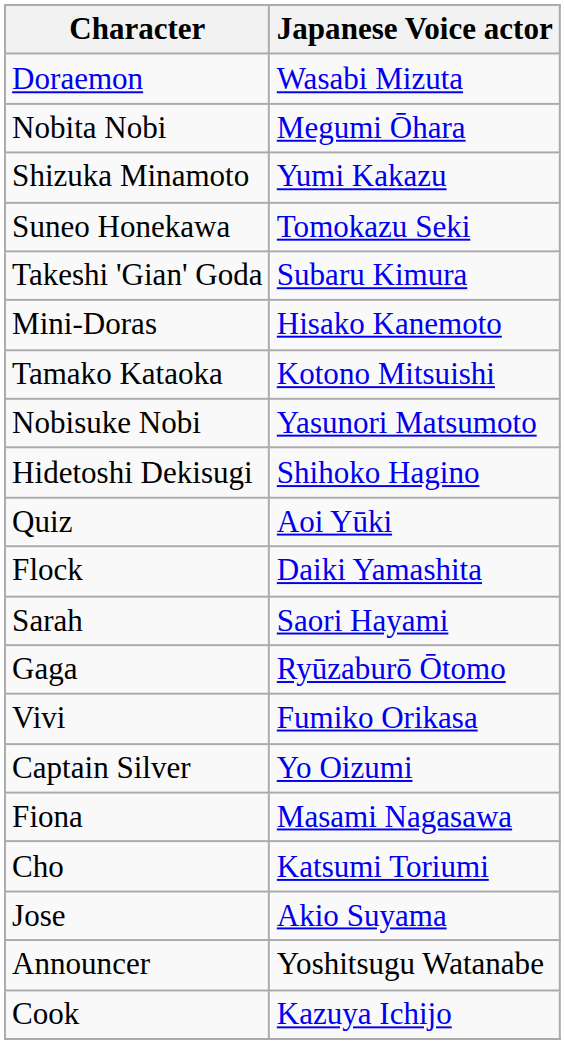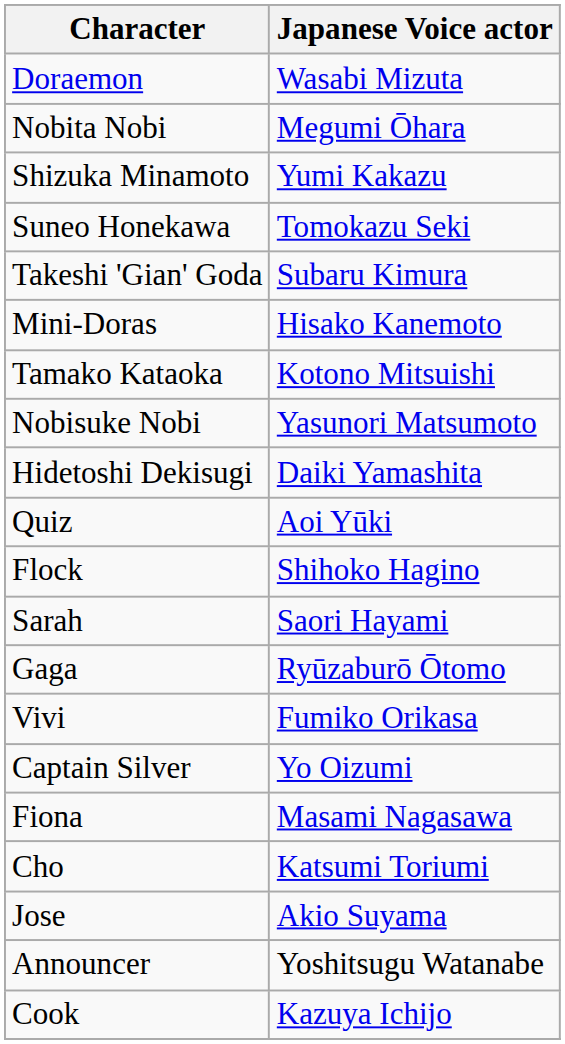(378, 472) Shihoko Hagino -> (379, 472) Daiki Yamashita
(379, 570) Daiki Yamashita -> (378, 570) Shihoko Hagino
